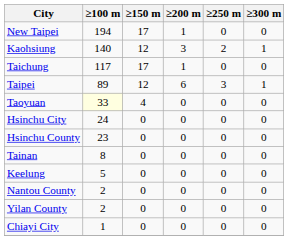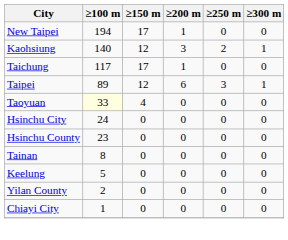- row: (41, 191)
